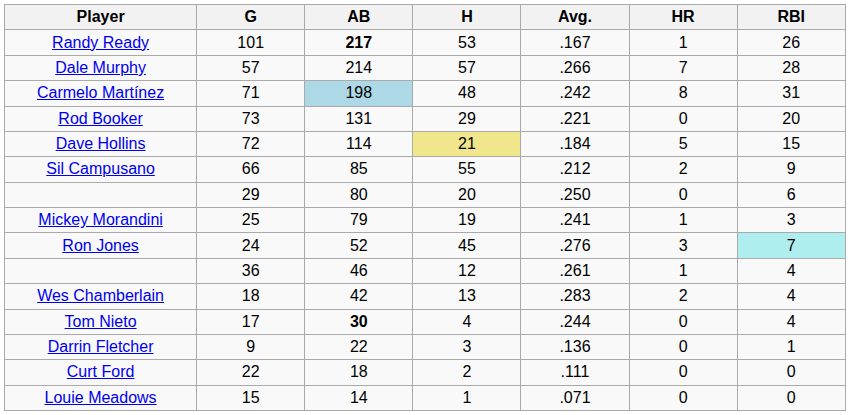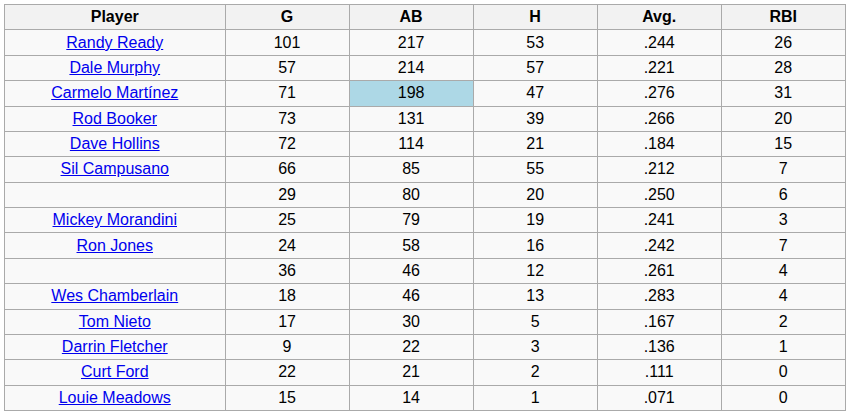- column: (683, 17)
(359, 42) bold -> (411, 42) normal
(575, 42) .167 -> (659, 42) .244
(575, 67) .266 -> (659, 67) .221
(467, 93) 48 -> (535, 93) 47
(575, 93) .242 -> (659, 93) .276
(467, 118) 29 -> (535, 118) 39
(575, 118) .221 -> (659, 118) .266
(467, 144) khaki background -> (535, 144) no background
(791, 169) 9 -> (783, 169) 7
(359, 245) 52 -> (411, 245) 58
(467, 245) 45 -> (535, 245) 16
(575, 245) .276 -> (659, 245) .242
(791, 245) paleturquoise background -> (783, 245) no background
(359, 296) 42 -> (411, 296) 46
(359, 321) bold -> (411, 321) normal
(467, 321) 4 -> (535, 321) 5
(575, 321) .244 -> (659, 321) .167
(791, 321) 4 -> (783, 321) 2
(359, 372) 18 -> (411, 372) 21
